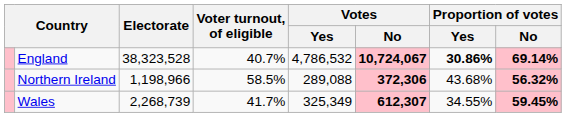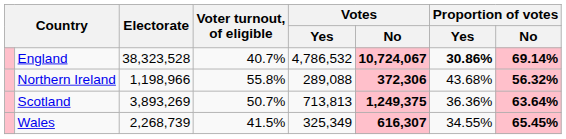(266, 79) 58.5% -> (266, 79) 55.8%
+ row: (44, 101)
(266, 101) 41.7% -> (266, 123) 41.5%
(402, 101) 612,307 -> (402, 123) 616,307
(535, 101) 59.45% -> (535, 123) 65.45%
